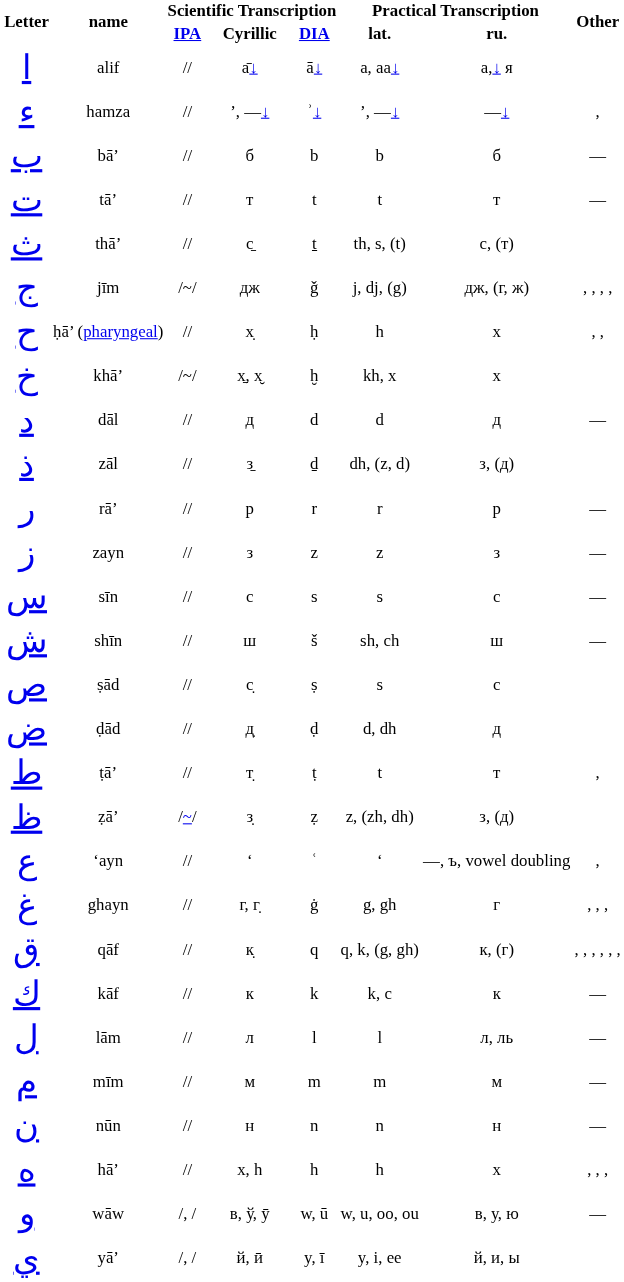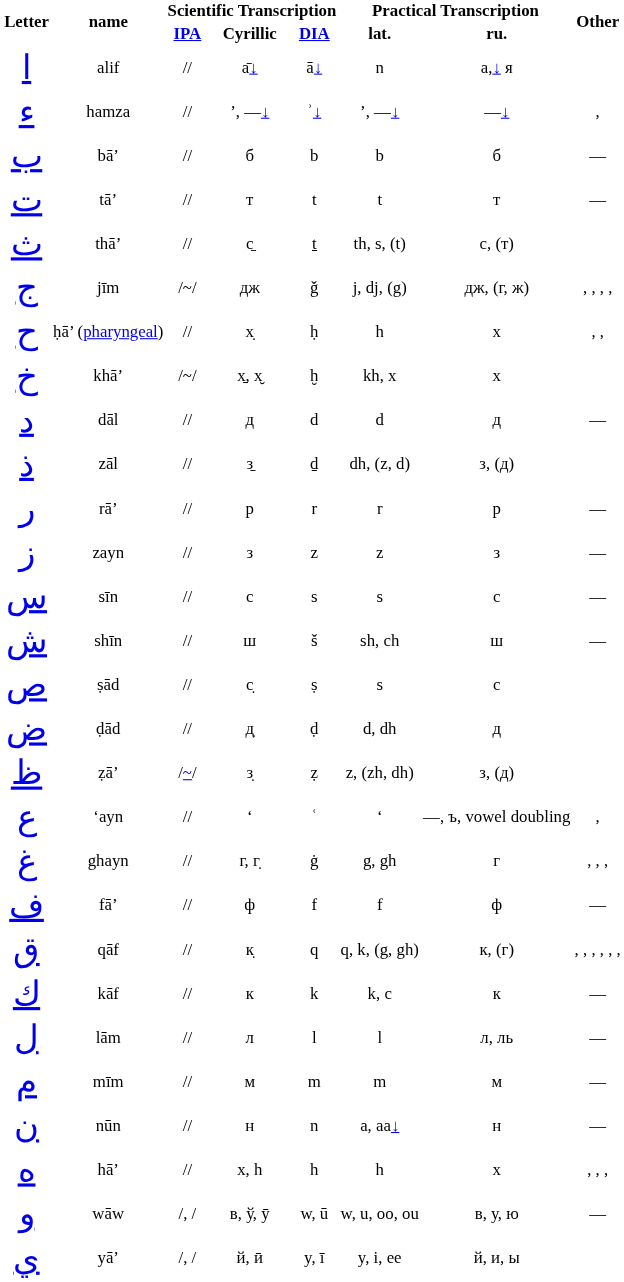(380, 67) a, aa↓ -> (380, 67) n
- row: (108, 772)
+ row: (108, 905)
(380, 1125) n -> (380, 1125) a, aa↓
